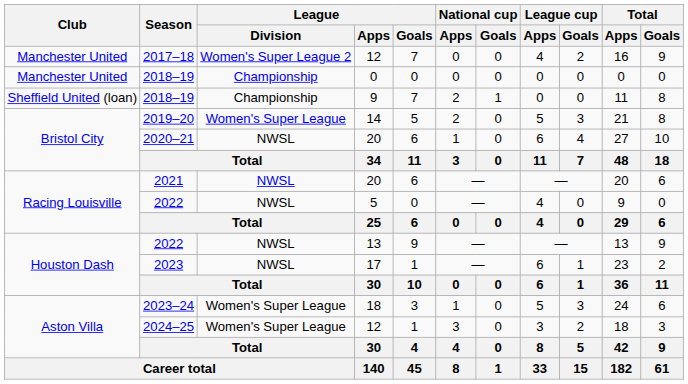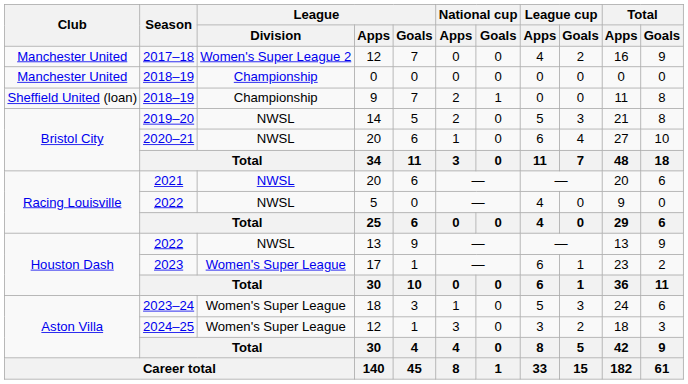(276, 118) Women's Super League -> (276, 118) NWSL
(276, 264) NWSL -> (276, 264) Women's Super League
